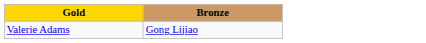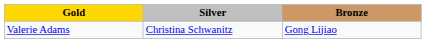+ column: (213, 13)
